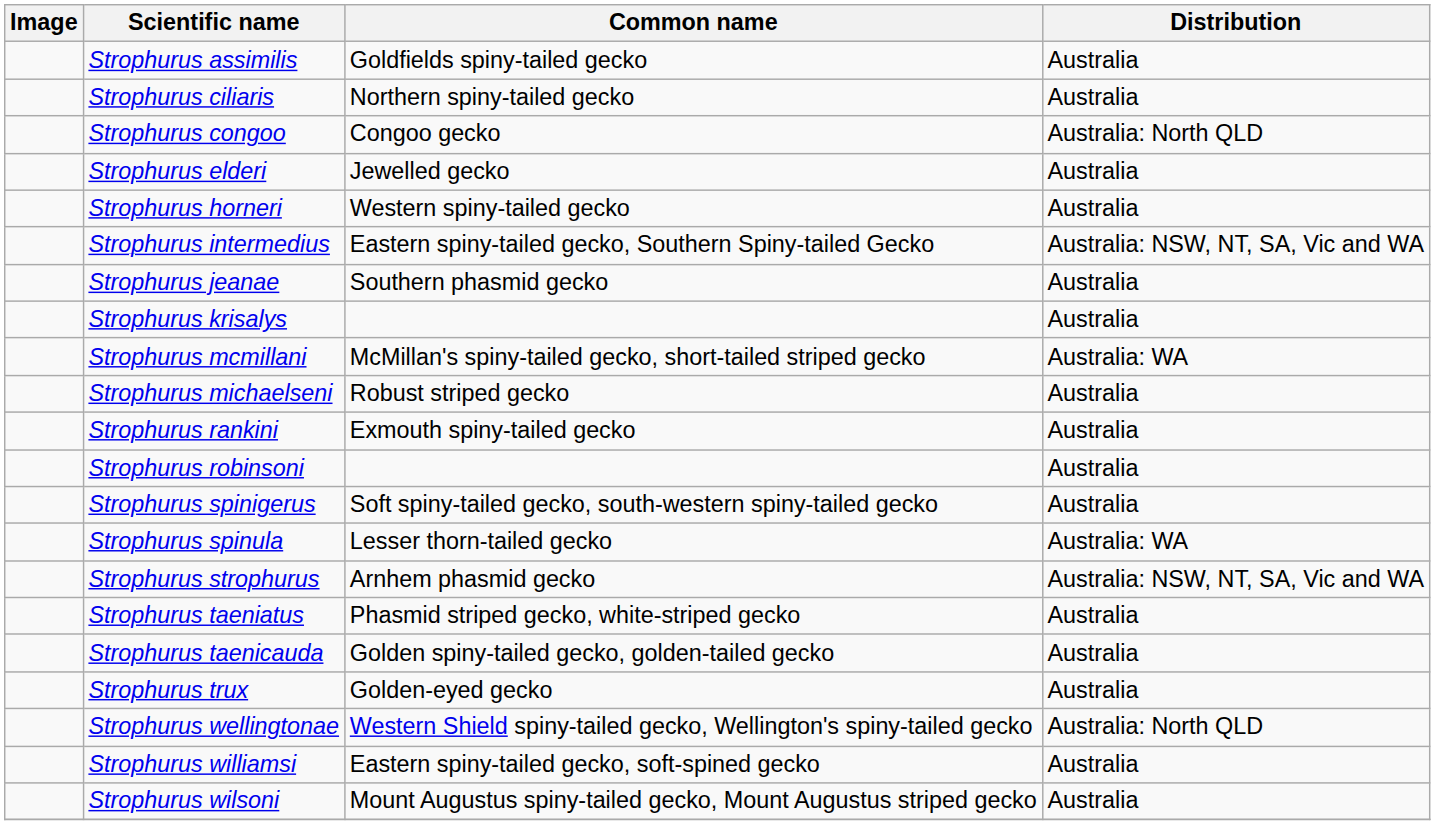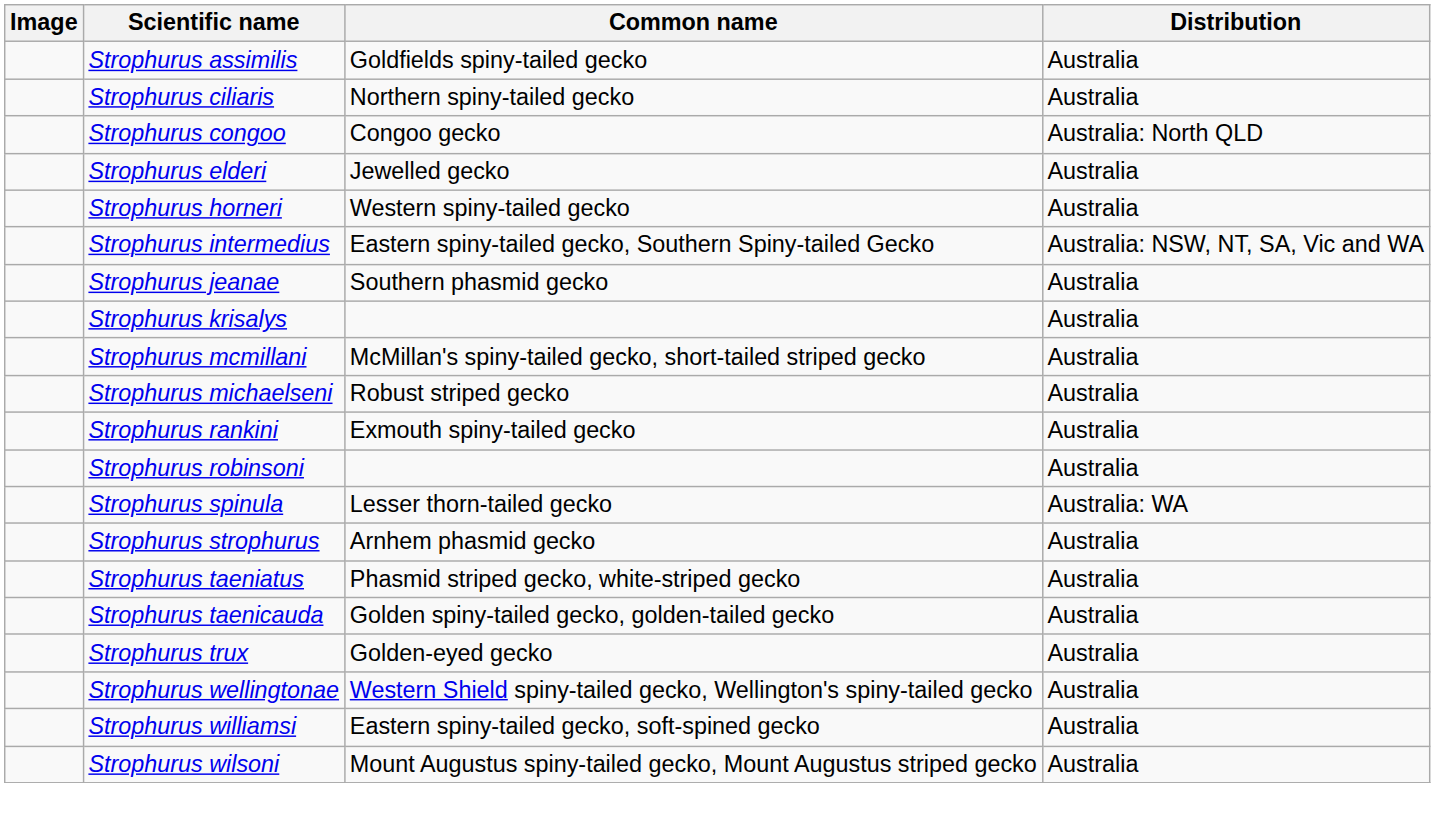(1118, 356) Australia: WA -> (1093, 356) Australia
- row: (202, 504)
(1236, 578) Australia: NSW, NT, SA, Vic and WA -> (1093, 541) Australia
(1155, 726) Australia: North QLD -> (1093, 689) Australia
